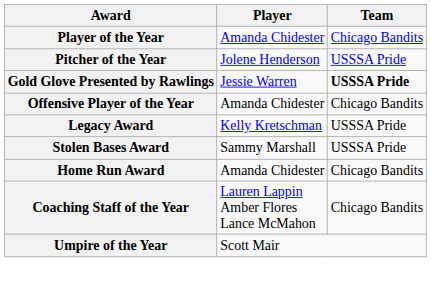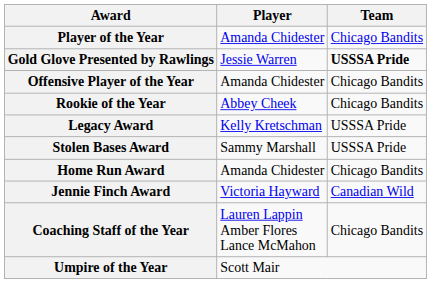- row: (111, 59)
+ row: (111, 103)
+ row: (111, 192)
